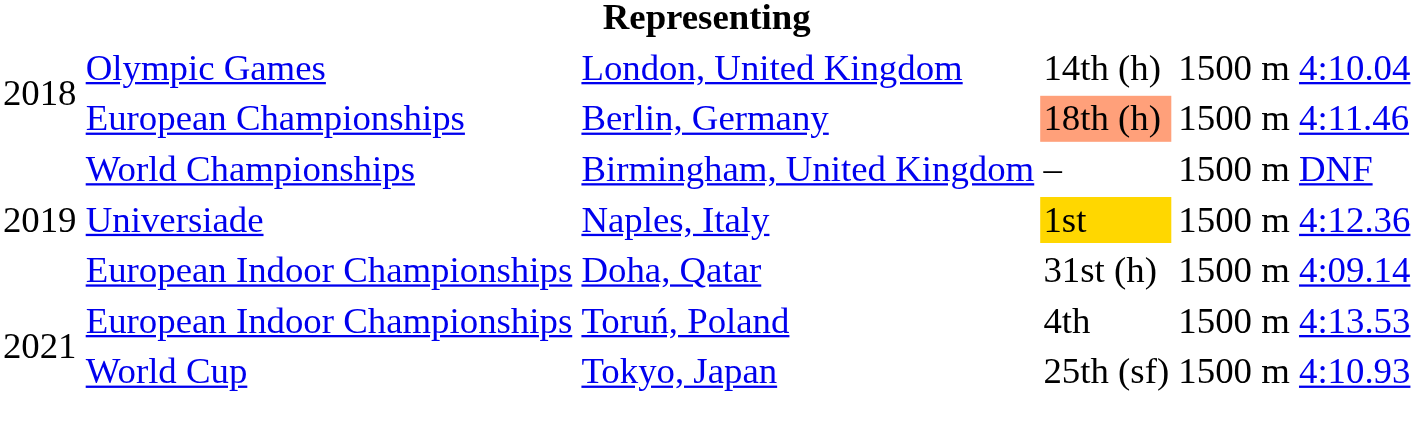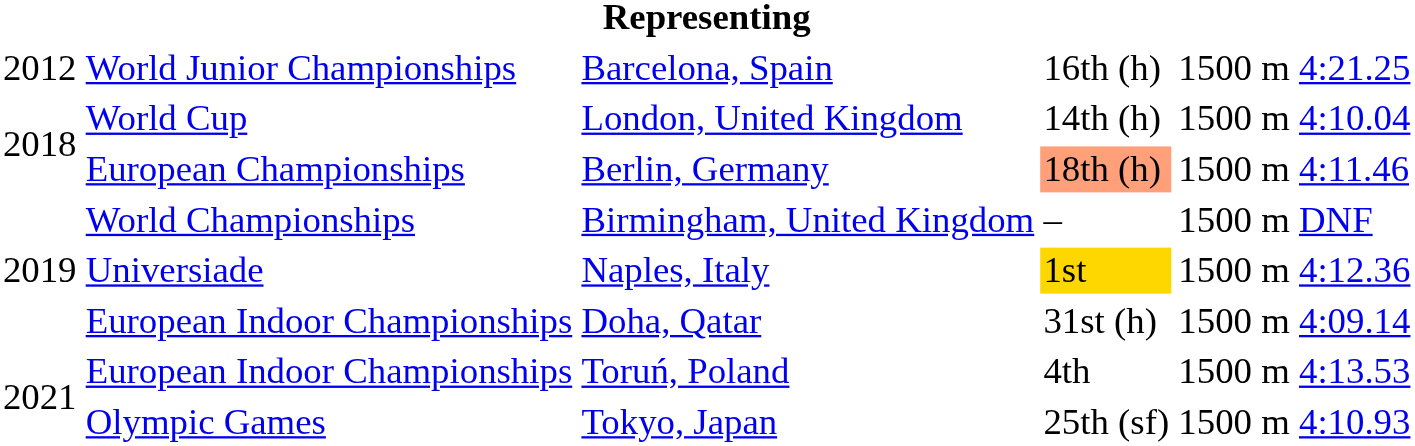+ row: (707, 67)
(206, 67) Olympic Games -> (167, 118) World Cup
(167, 371) World Cup -> (206, 421) Olympic Games
